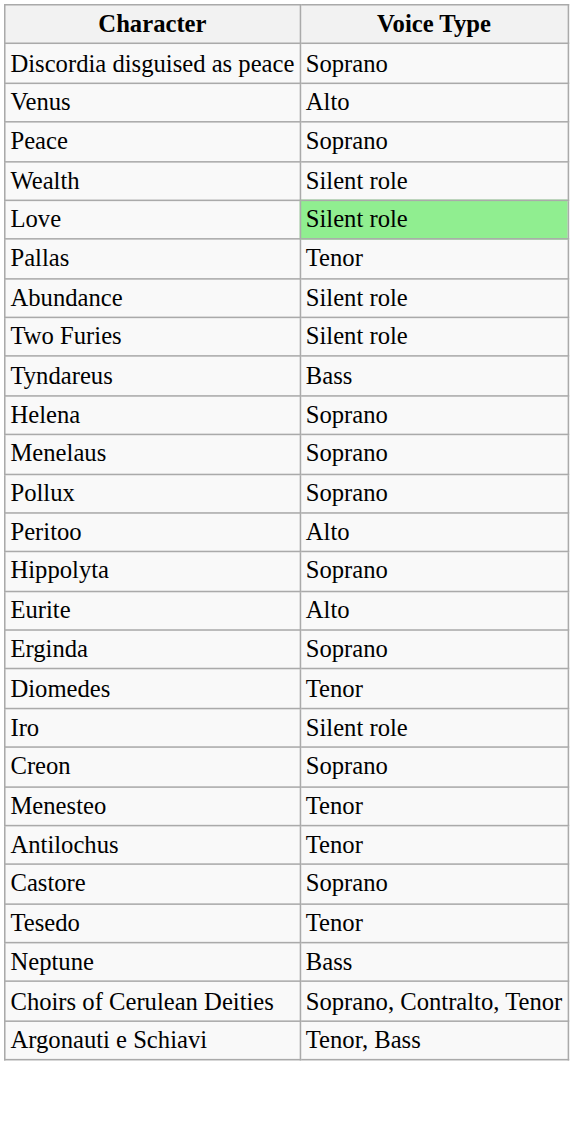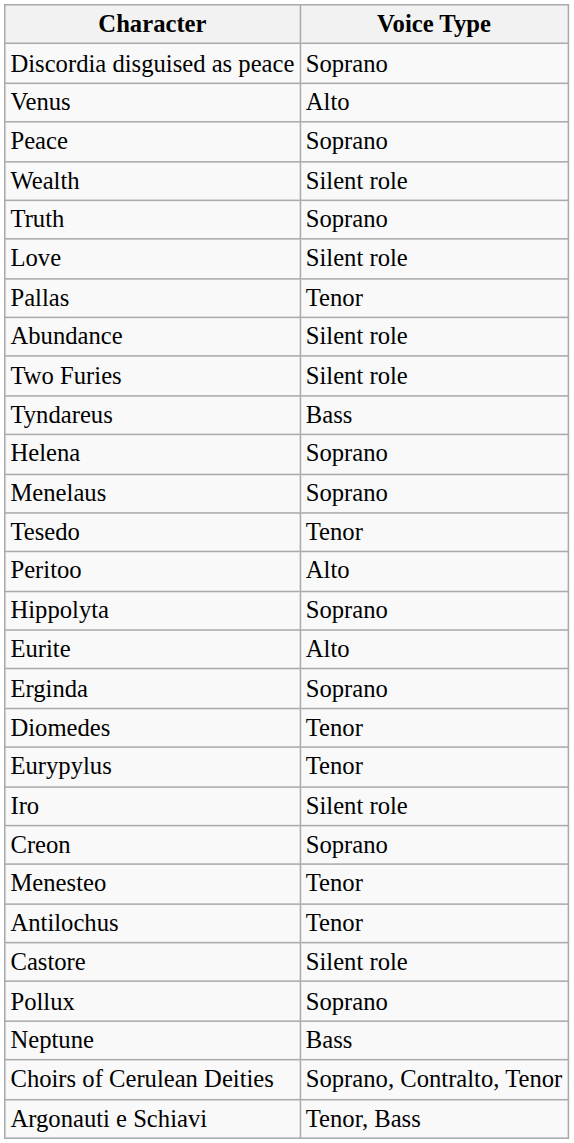+ row: (37, 219)
(357, 219) lightgreen background -> (357, 258) no background
rows swapped: (45, 922) <-> (43, 492)
+ row: (61, 766)
(347, 883) Soprano -> (357, 961) Silent role
